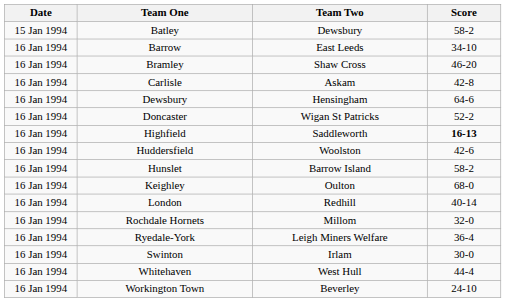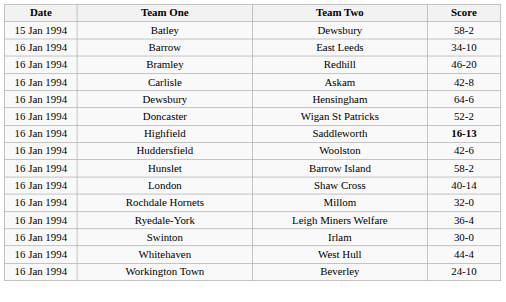(340, 64) Shaw Cross -> (340, 64) Redhill
- row: (165, 185)
(340, 202) Redhill -> (340, 185) Shaw Cross
